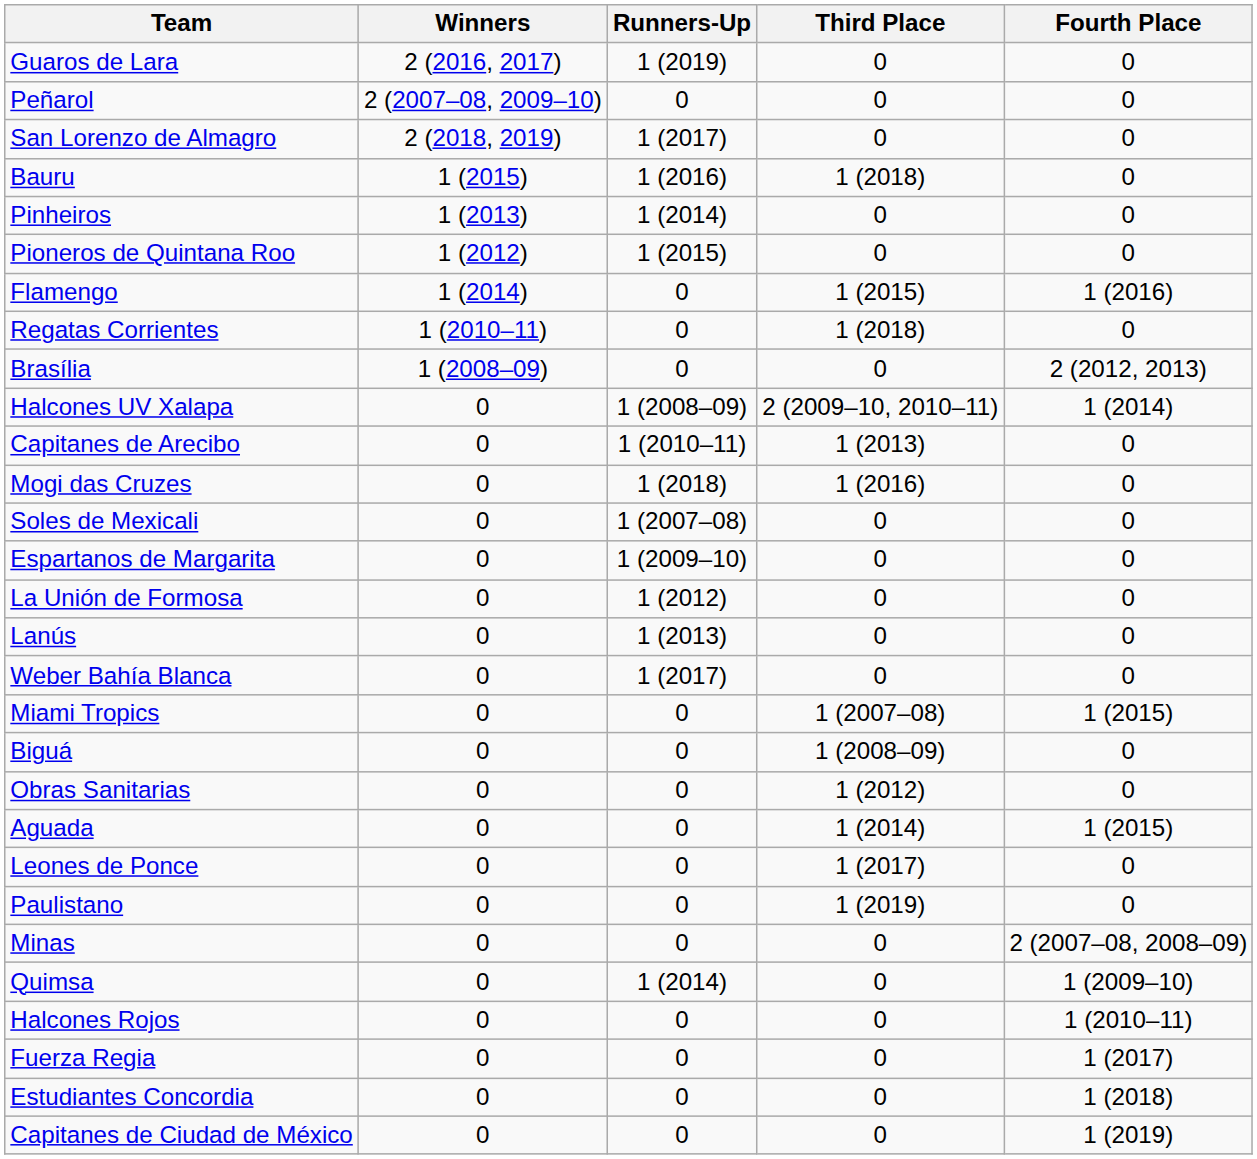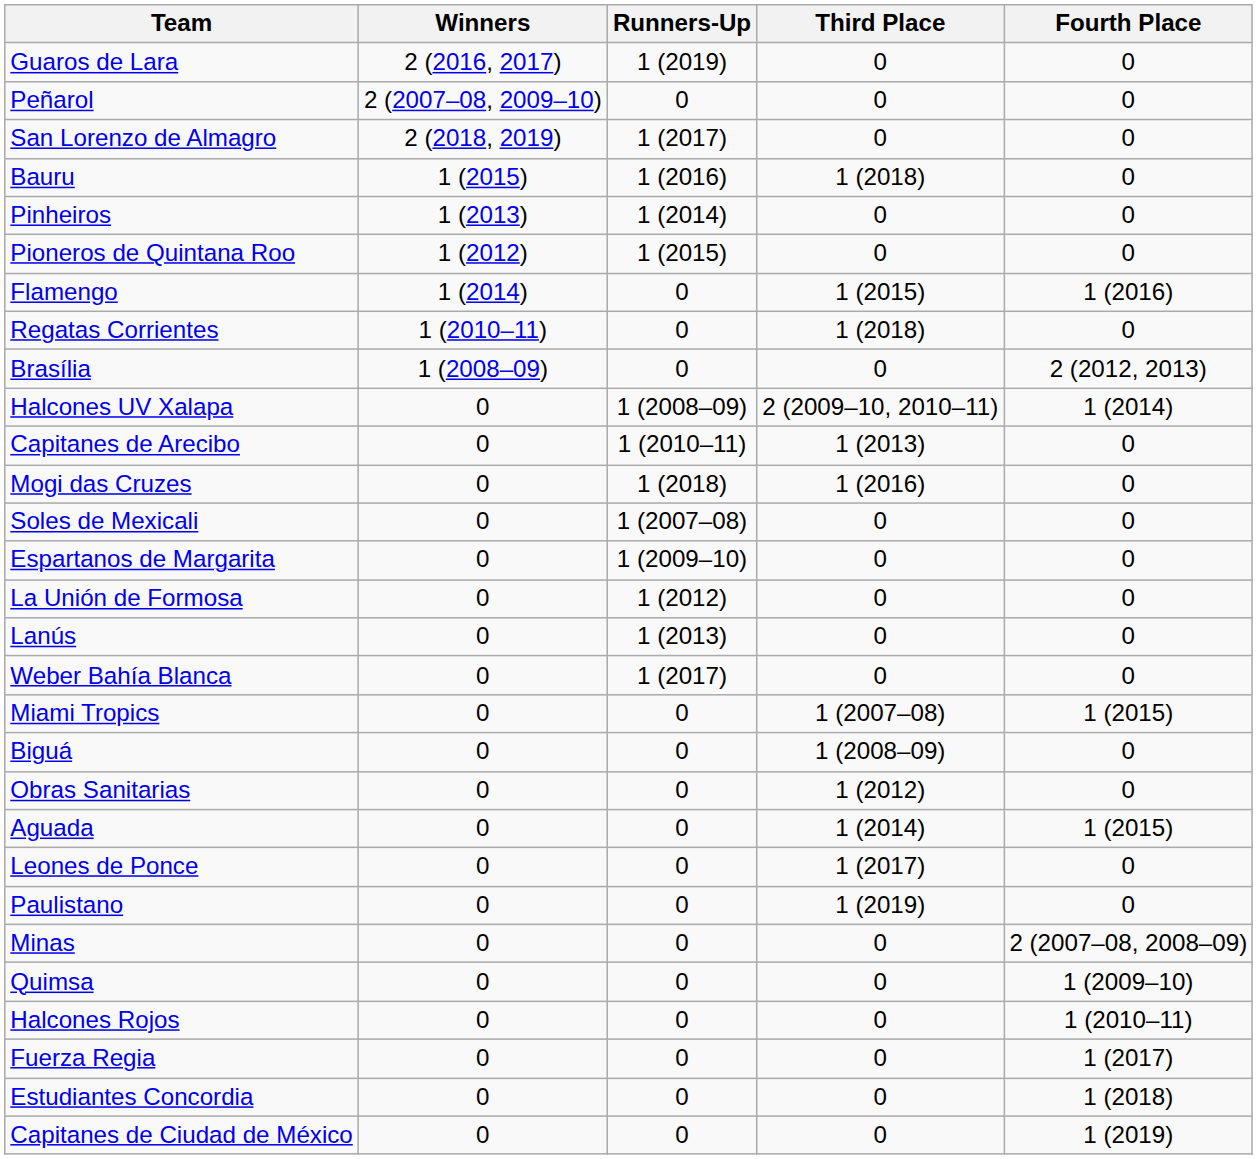(682, 981) 1 (2014) -> (682, 981) 0
